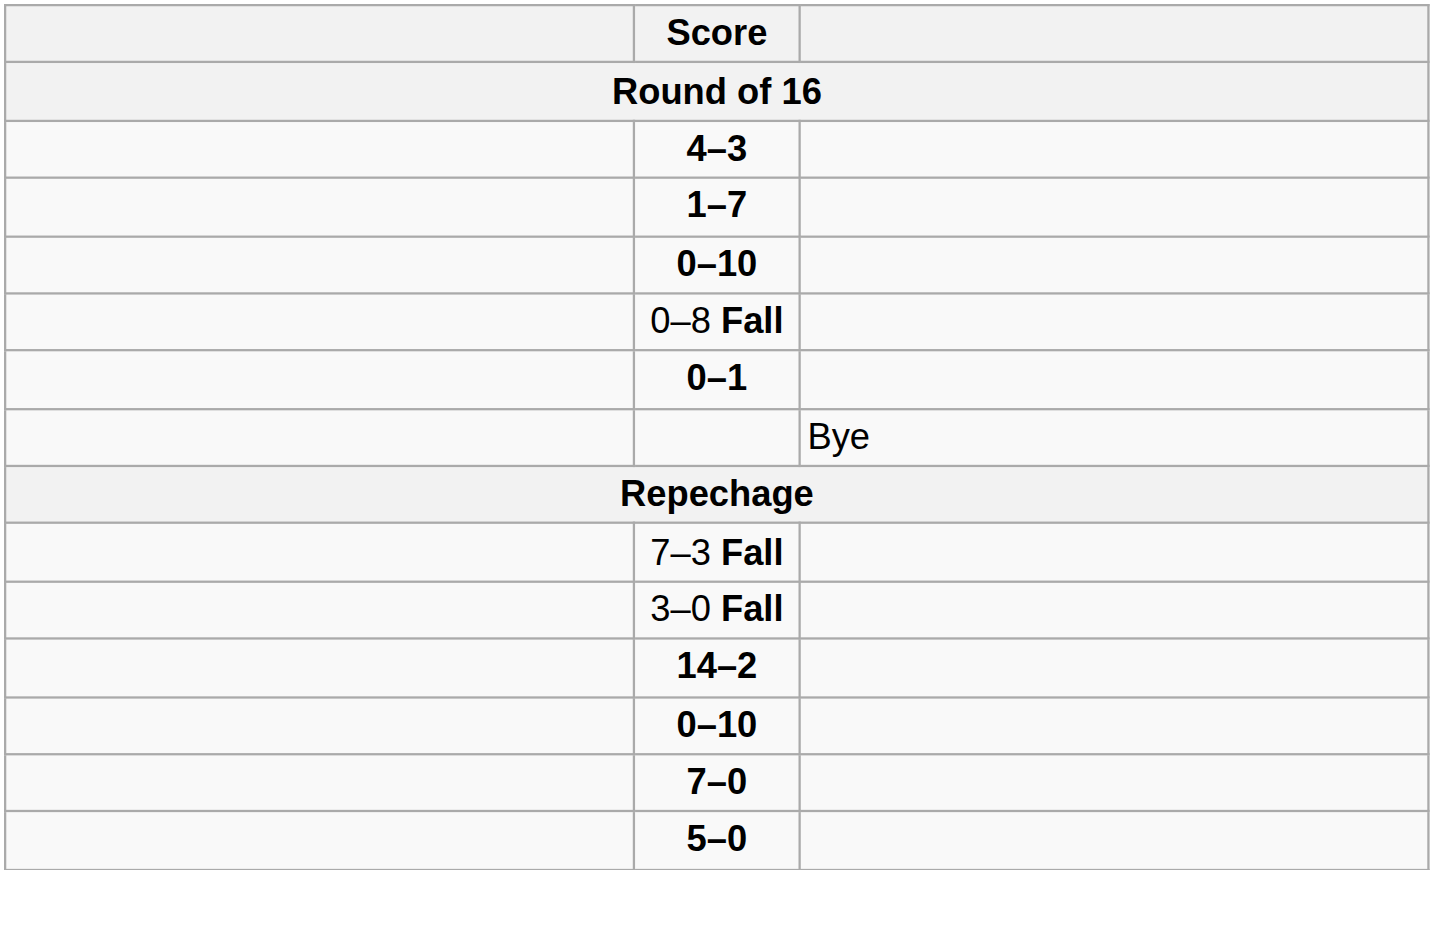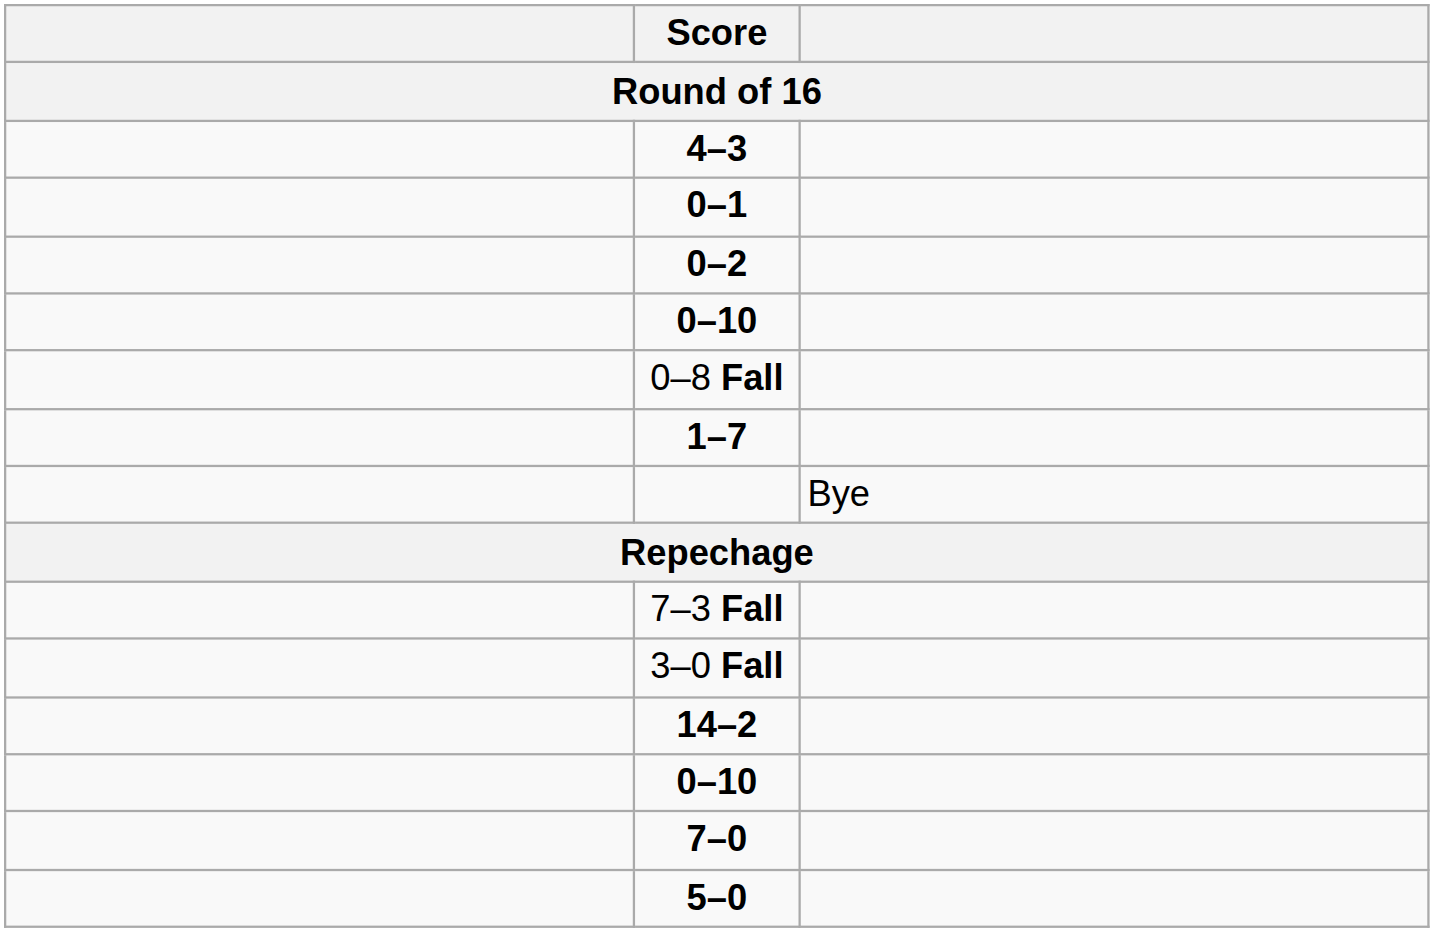rows swapped: (717, 206) <-> (717, 378)
+ row: (717, 263)
